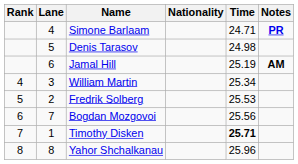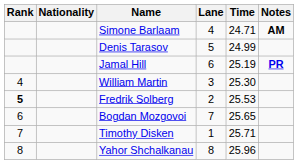columns swapped: (51, 13) <-> (196, 13)
(276, 30) PR -> (276, 30) AM
(242, 47) 24.98 -> (242, 47) 24.99
(276, 64) AM -> (276, 64) PR
(242, 82) 25.34 -> (242, 82) 25.30
(20, 99) normal -> (20, 99) bold
(242, 116) 25.56 -> (242, 116) 25.65
(242, 133) bold -> (242, 133) normal
